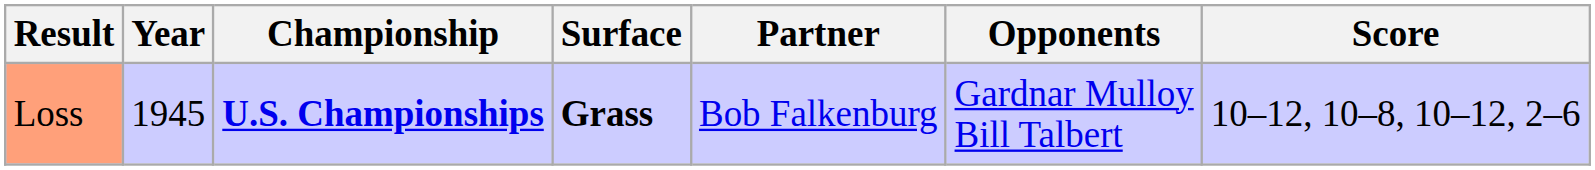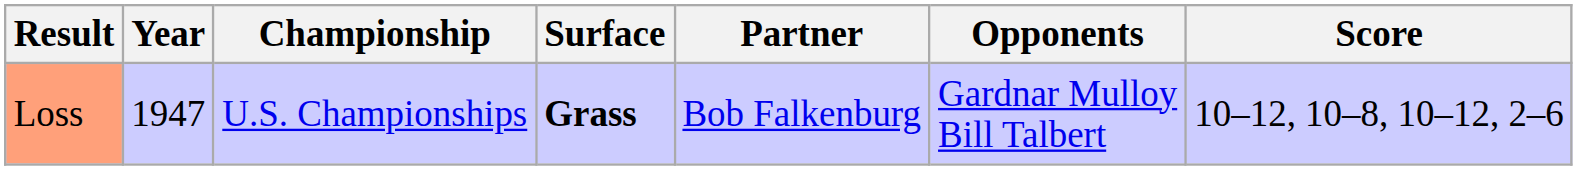(168, 113) 1945 -> (168, 113) 1947
(383, 113) bold -> (375, 113) normal
